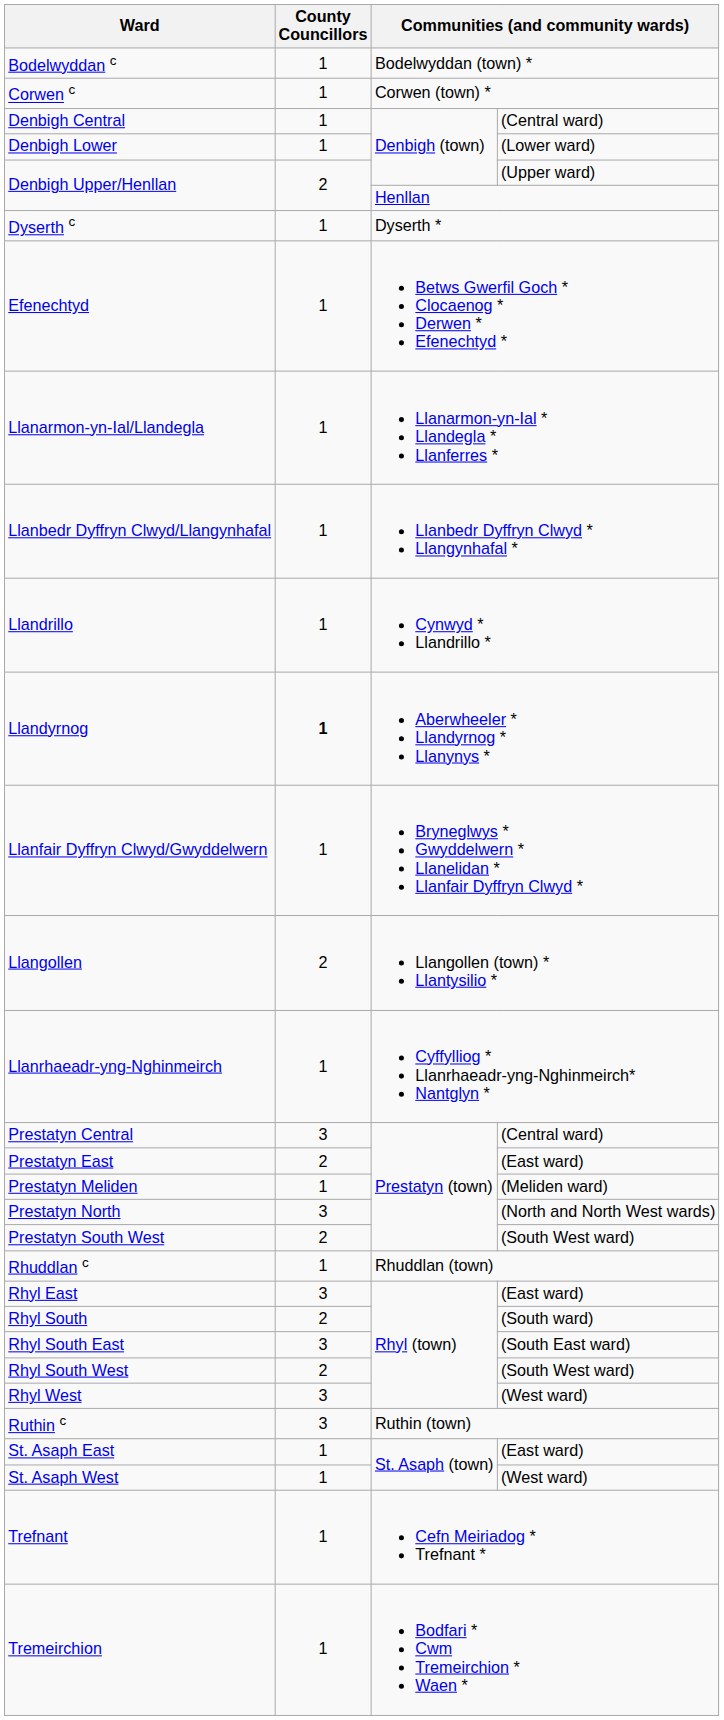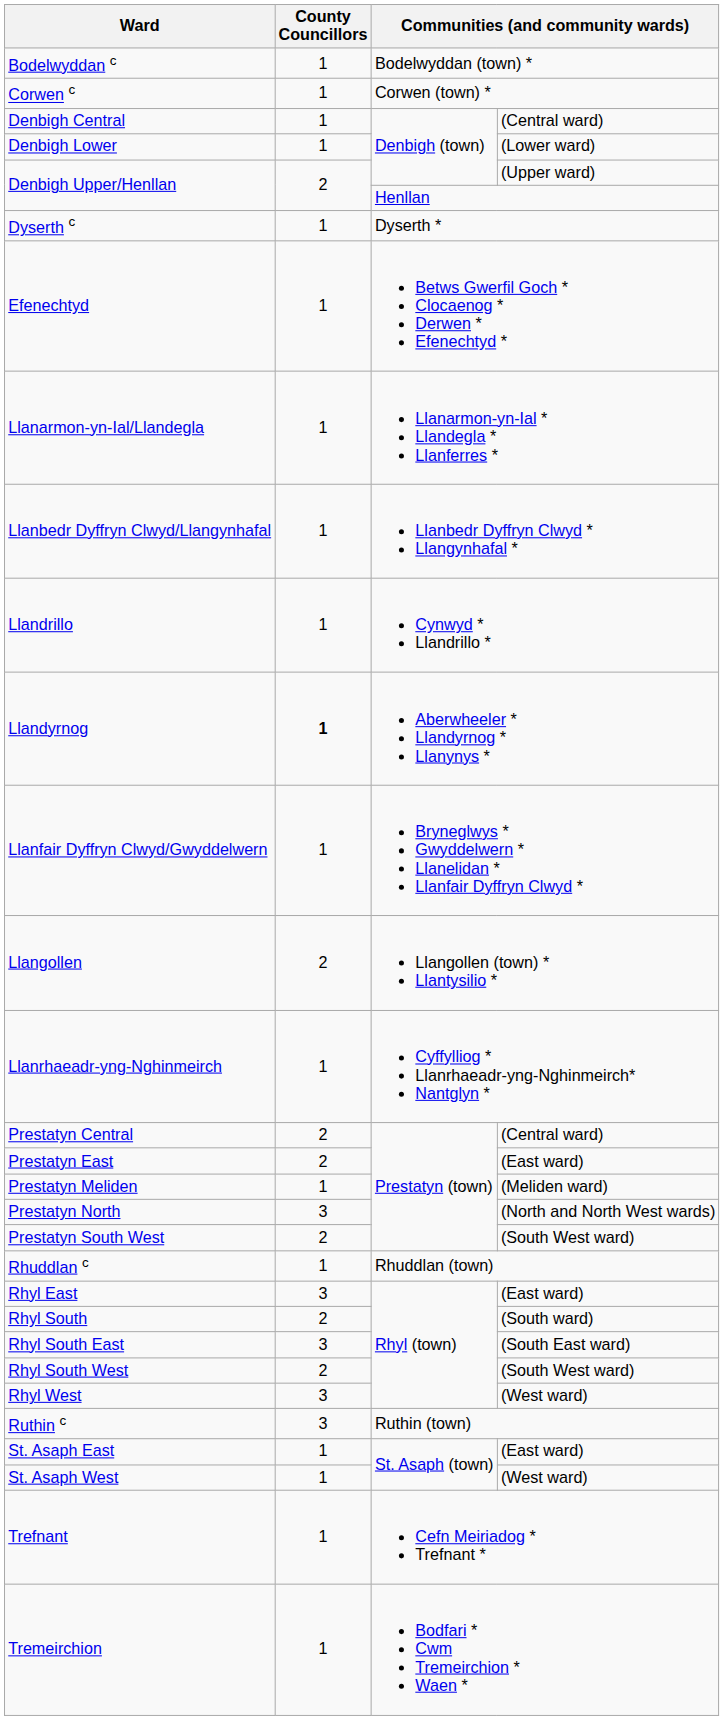(323, 1135) 3 -> (323, 1135) 2
